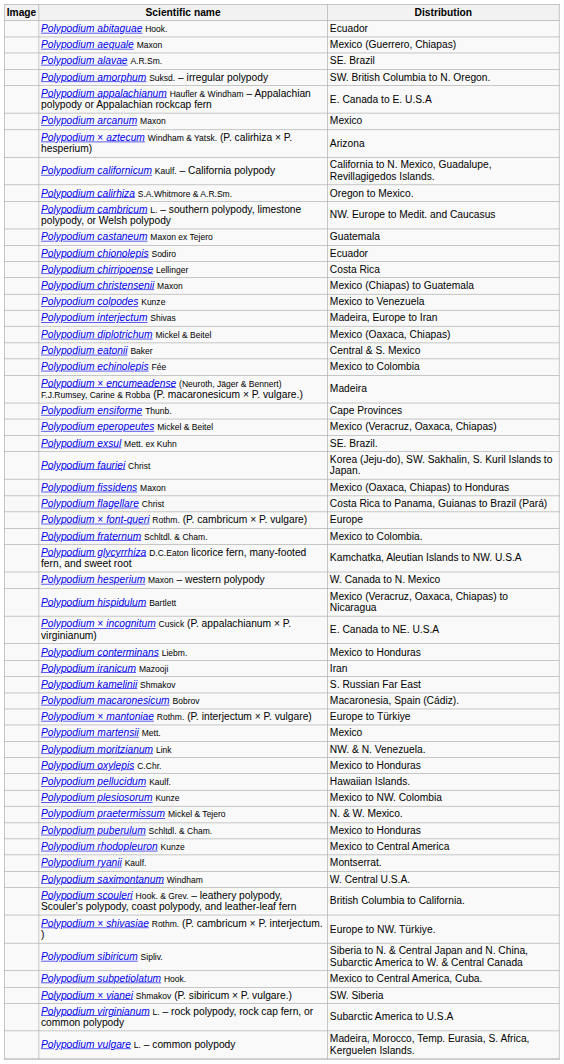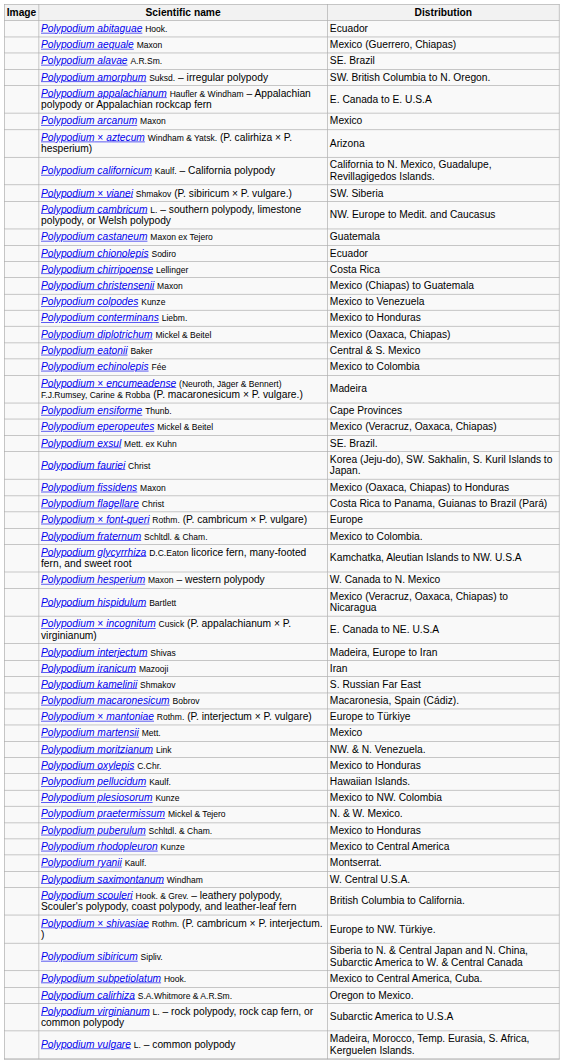rows swapped: (137, 193) <-> (166, 995)
rows swapped: (114, 652) <-> (108, 318)
